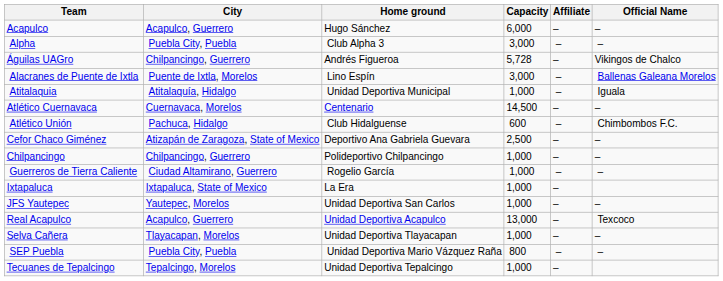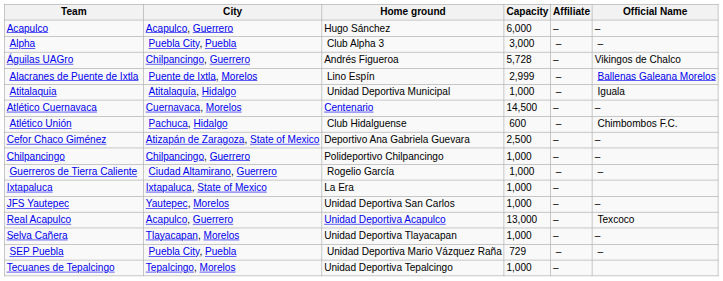(520, 76) 3,000 -> (520, 76) 2,999
(516, 252) 800 -> (516, 252) 729
